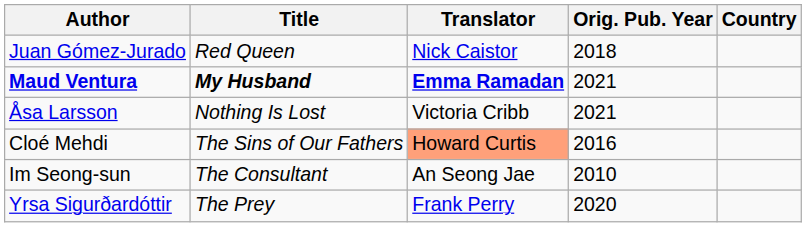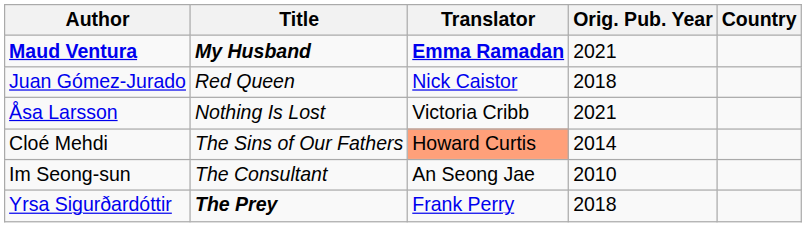rows swapped: (73, 81) <-> (98, 50)
(595, 143) 2016 -> (595, 143) 2014
(235, 205) normal -> (236, 205) bold
(595, 205) 2020 -> (595, 205) 2018
